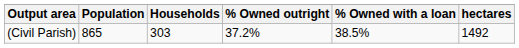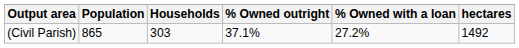(243, 33) 37.2% -> (243, 33) 37.1%
(352, 33) 38.5% -> (352, 33) 27.2%
